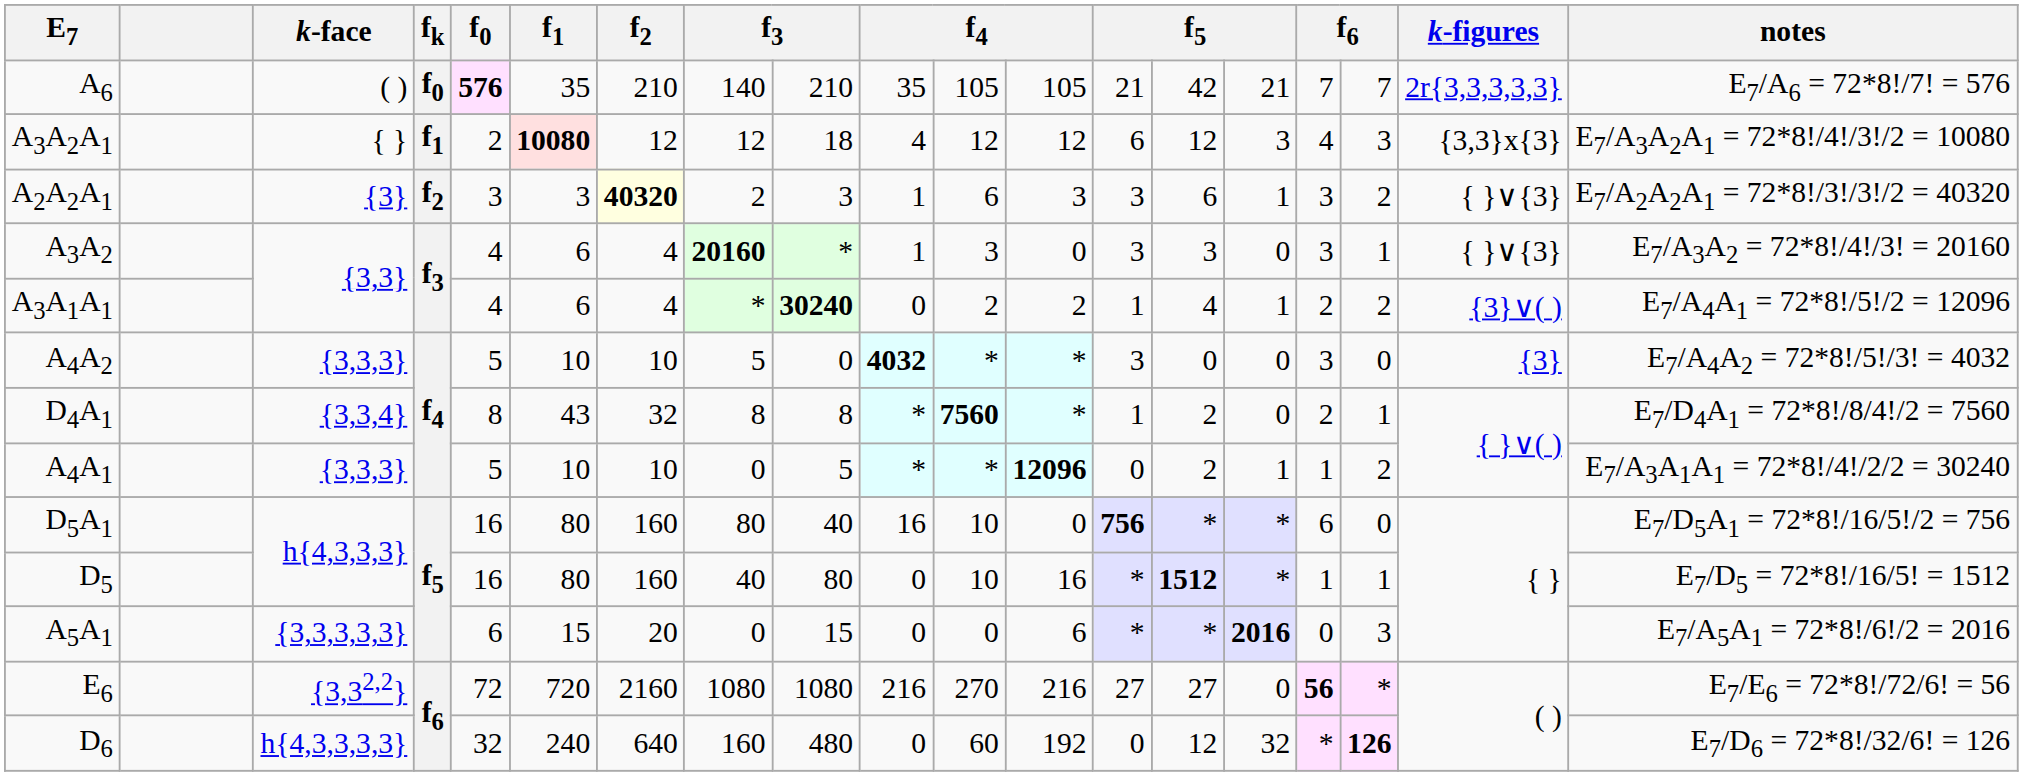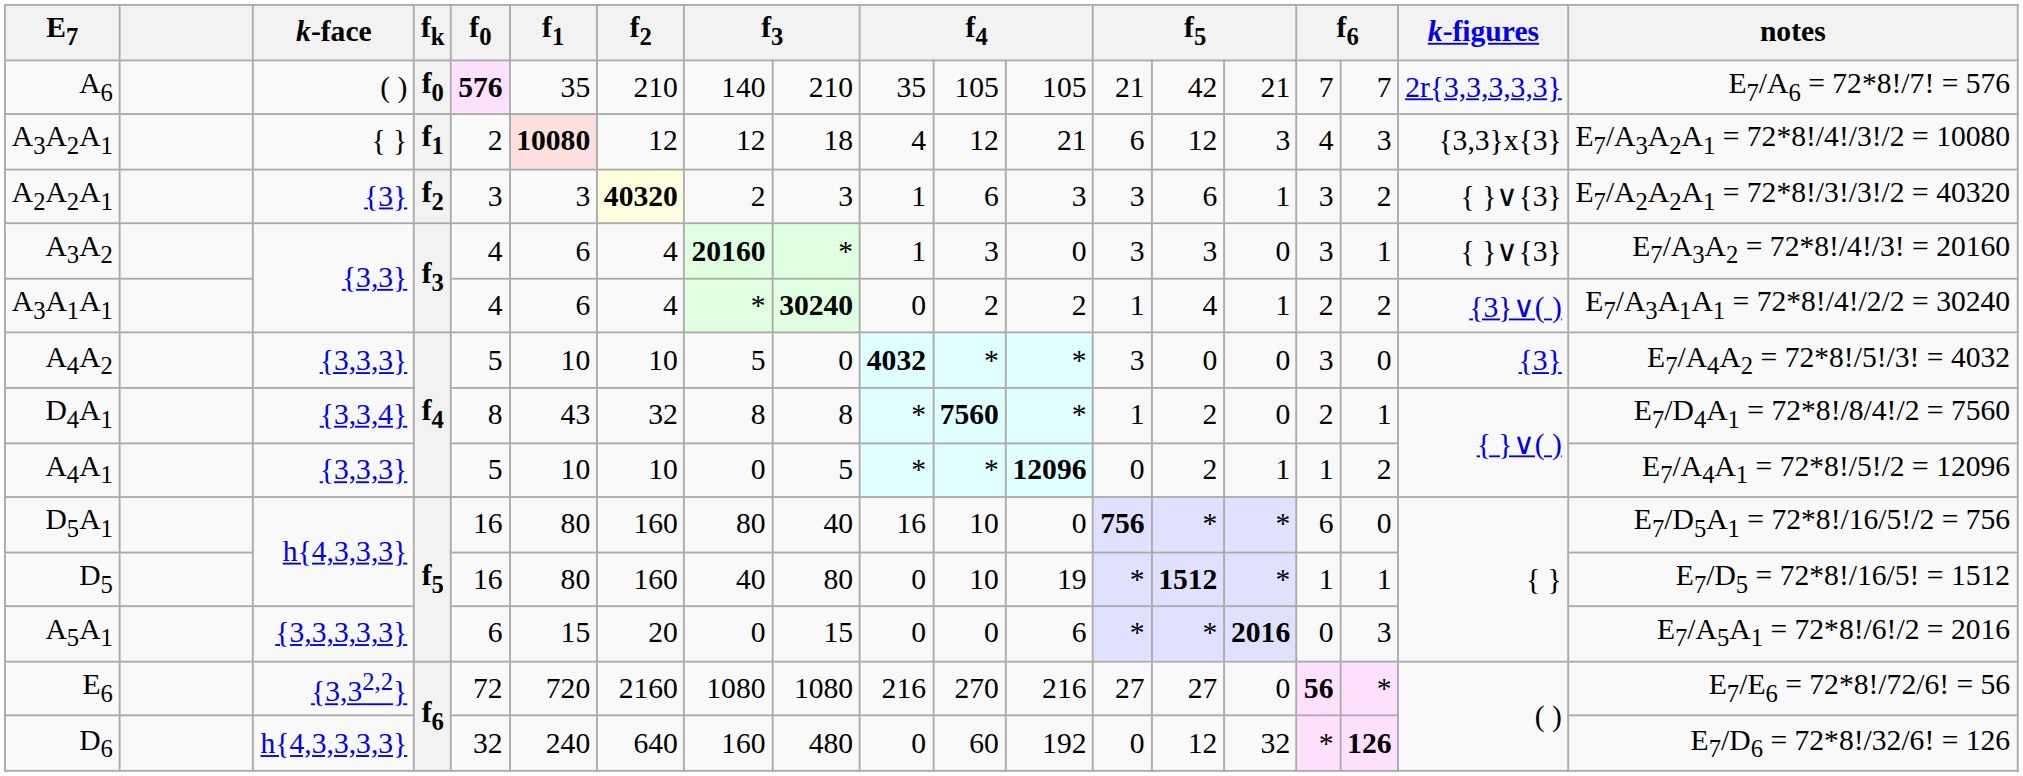(1072, 141) 12 -> (1072, 141) 21
(1826, 305) E7/A4A1 = 72*8!/5!/2 = 12096 -> (1798, 305) E7/A3A1A1 = 72*8!/4!/2/2 = 30240
(1798, 469) E7/A3A1A1 = 72*8!/4!/2/2 = 30240 -> (1826, 469) E7/A4A1 = 72*8!/5!/2 = 12096
(1072, 578) 16 -> (1072, 578) 19
